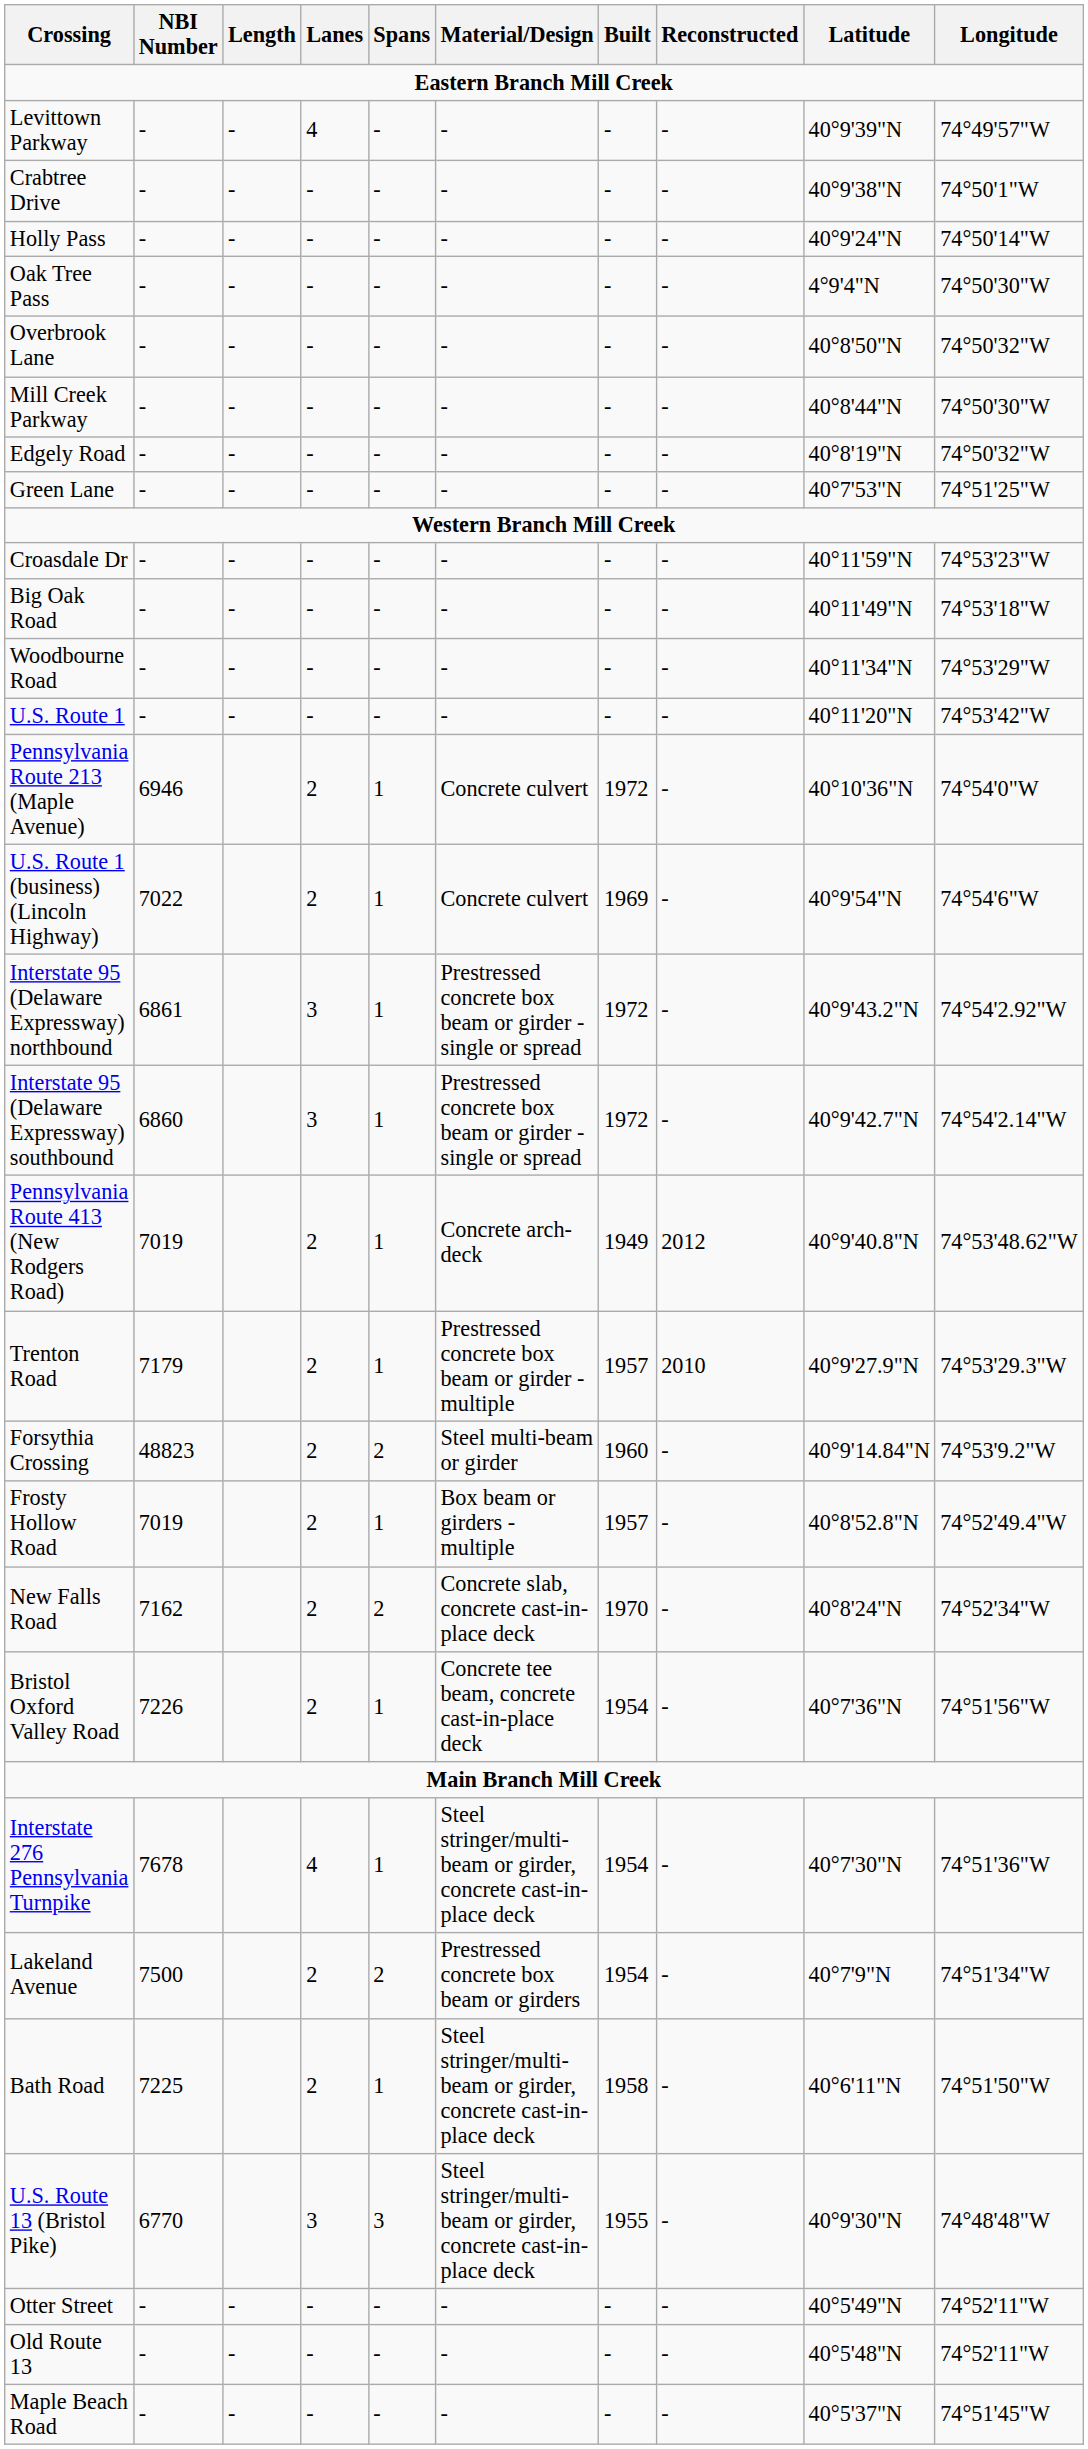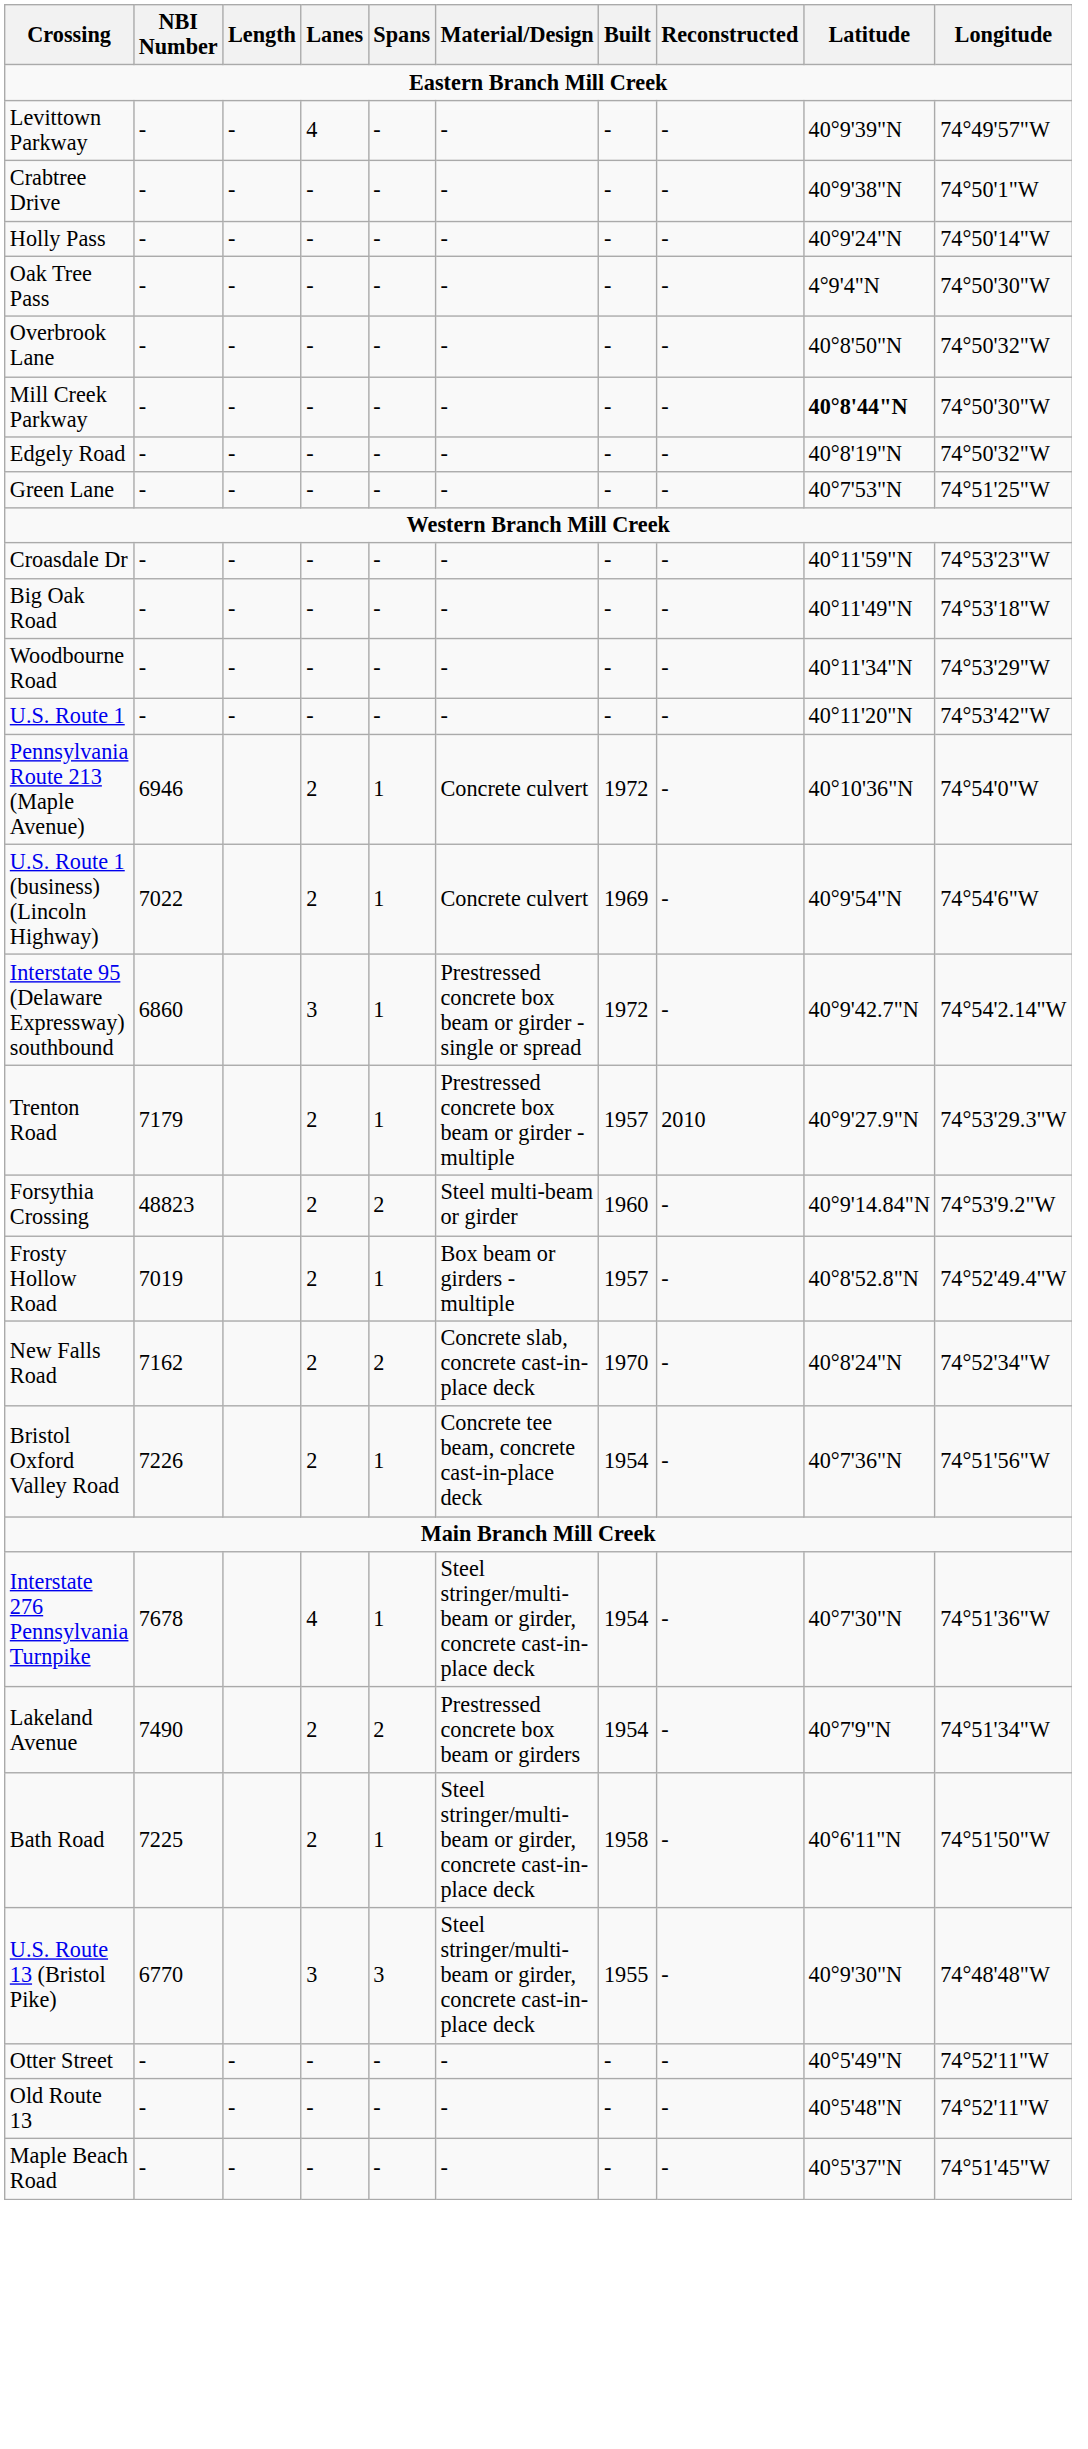(855, 406) normal -> (858, 406) bold
- row: (67, 1009)
- row: (69, 1242)
(161, 1975) 7500 -> (161, 1729) 7490
